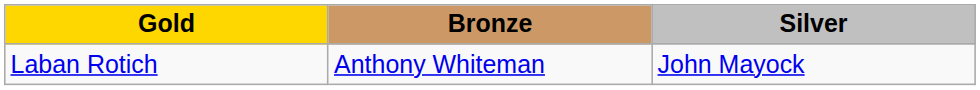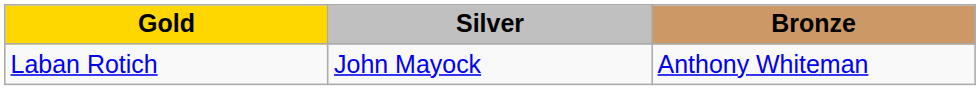columns swapped: (814, 24) <-> (490, 24)
